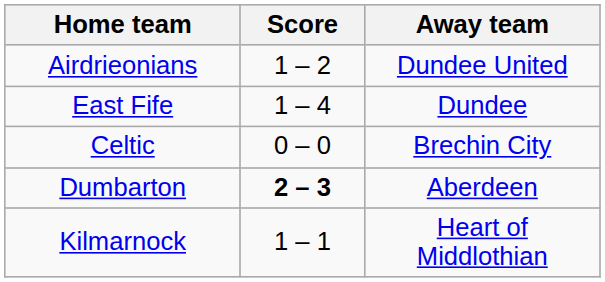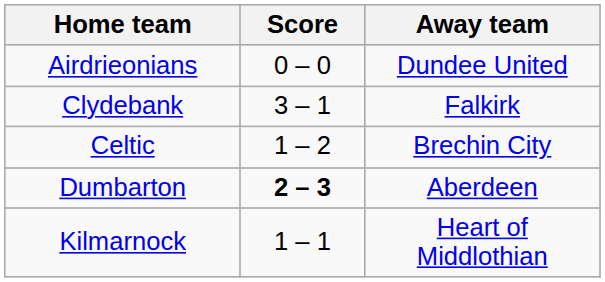(302, 65) 1 – 2 -> (302, 65) 0 – 0
+ row: (123, 106)
- row: (123, 106)
(302, 146) 0 – 0 -> (302, 146) 1 – 2
